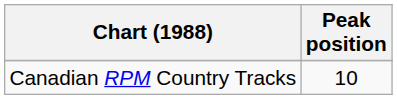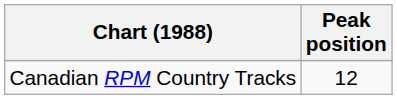(346, 77) 10 -> (346, 77) 12
